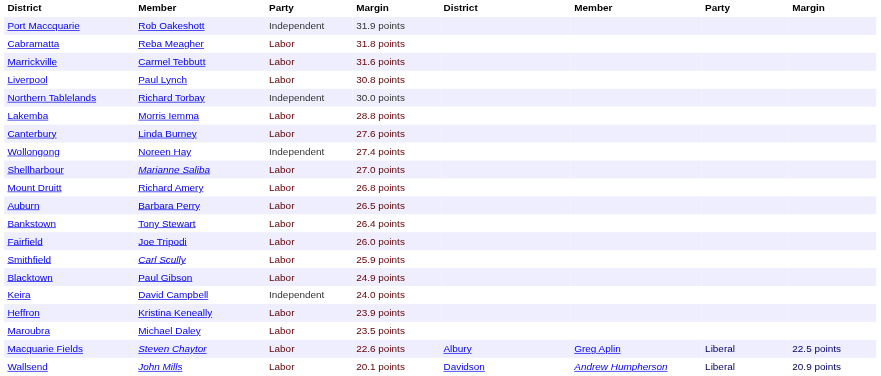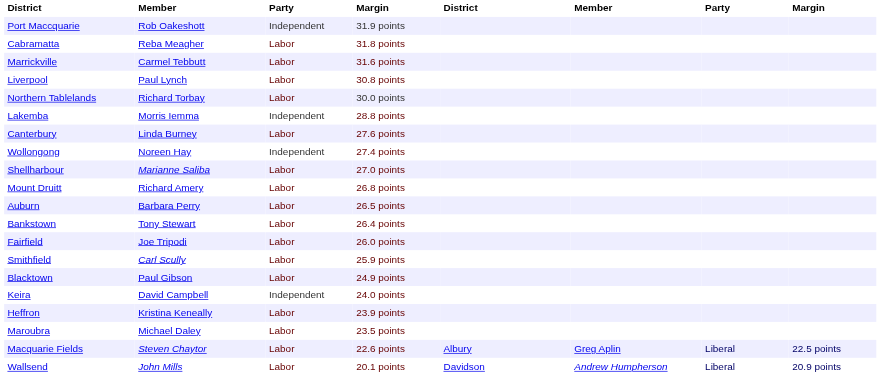(297, 98) Independent -> (282, 98) Labor
(282, 116) Labor -> (297, 116) Independent
